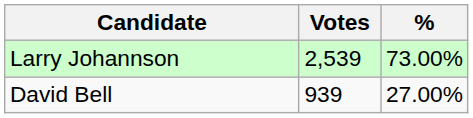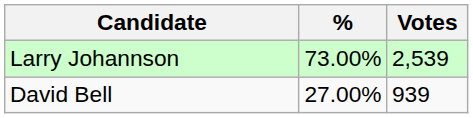columns swapped: (340, 22) <-> (424, 22)
